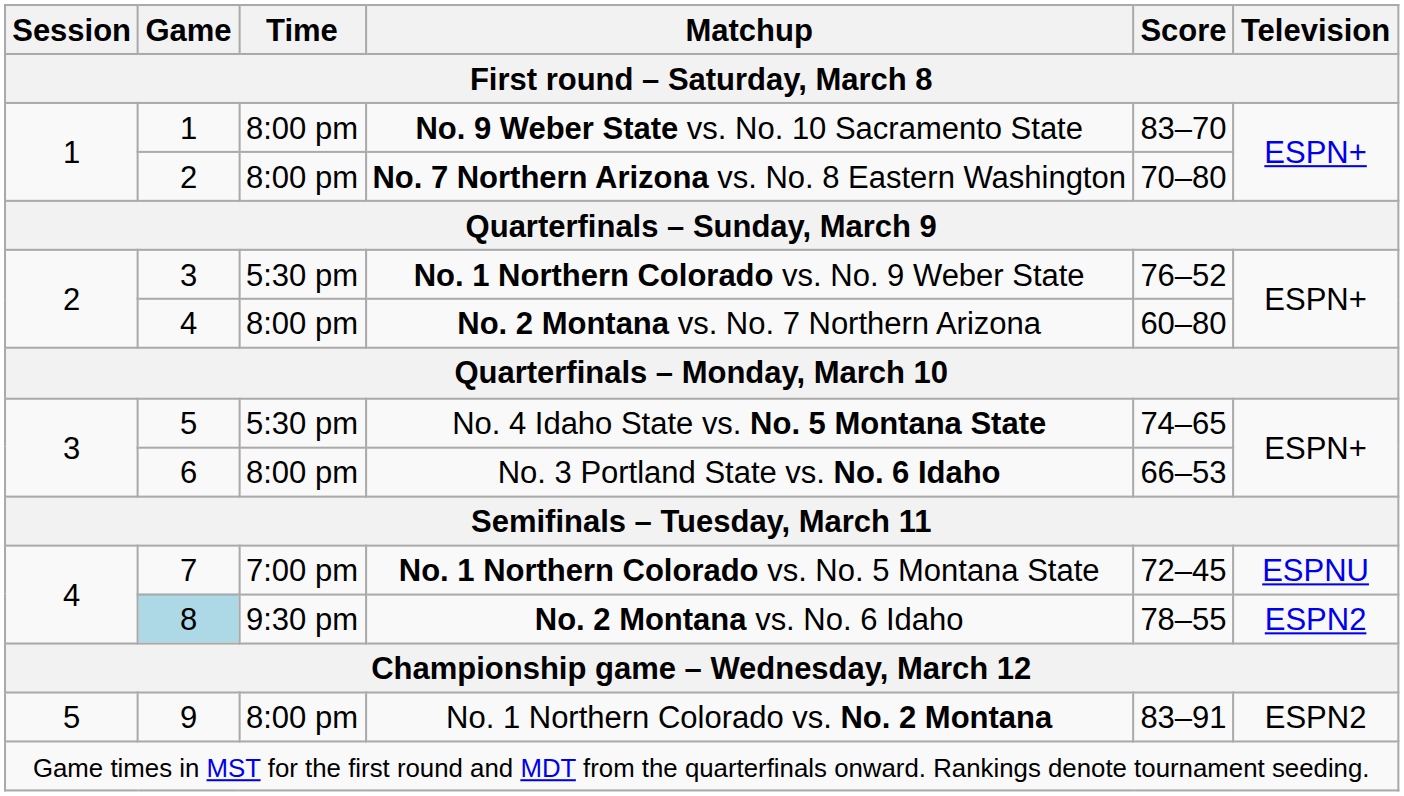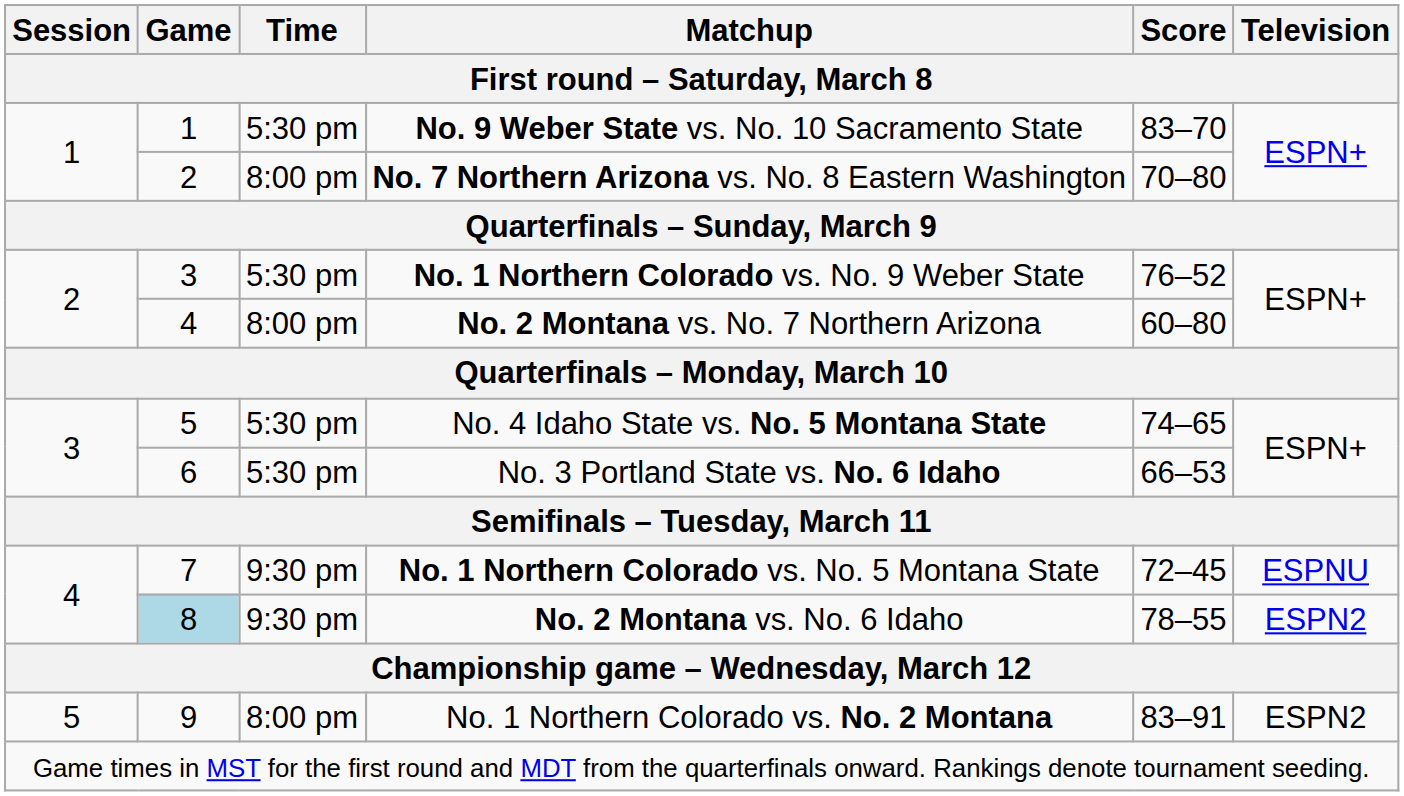(302, 128) 8:00 pm -> (302, 128) 5:30 pm
(302, 472) 8:00 pm -> (302, 472) 5:30 pm
(302, 570) 7:00 pm -> (302, 570) 9:30 pm
